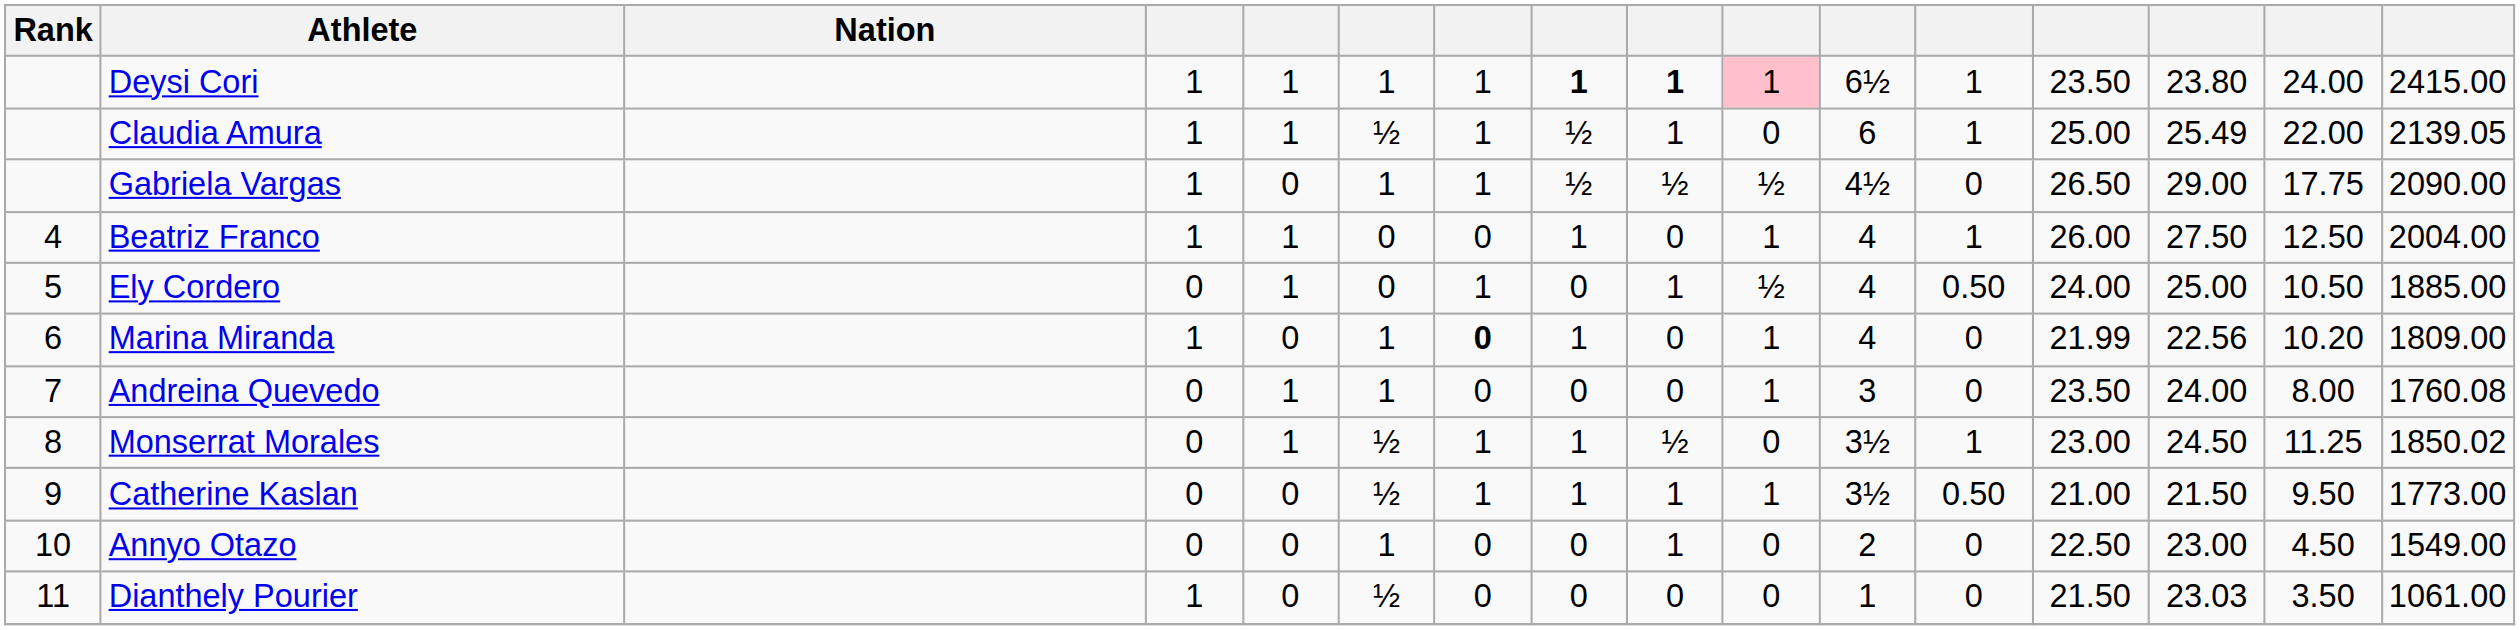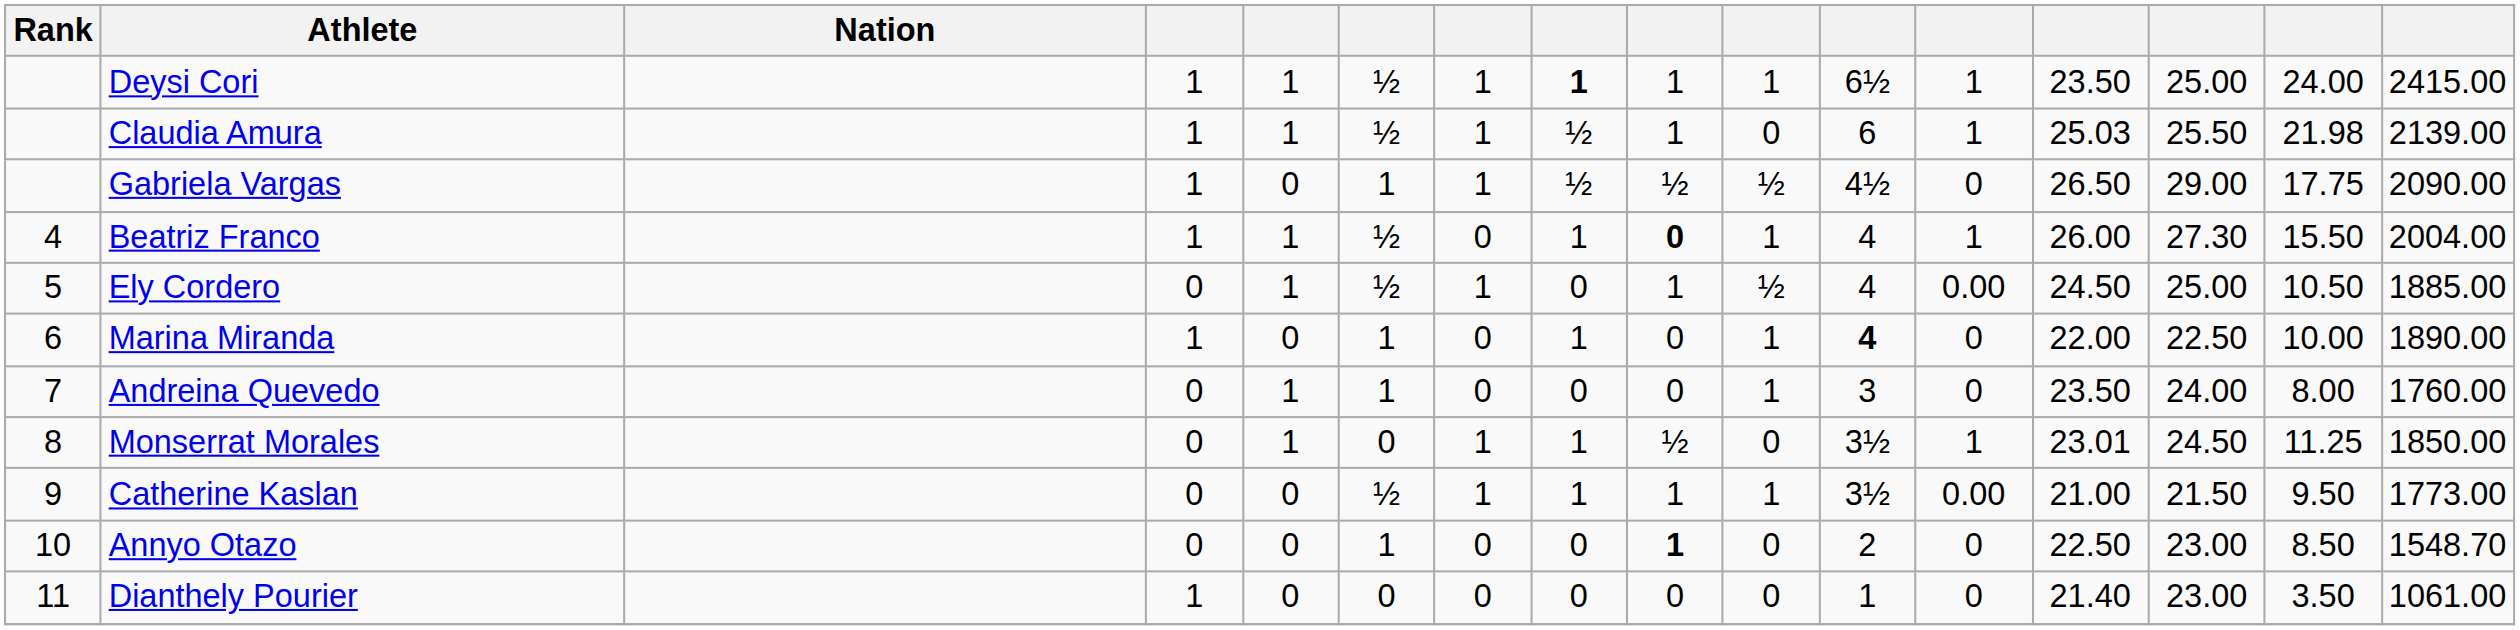(1387, 81) 1 -> (1387, 81) ½
(1675, 81) bold -> (1675, 81) normal
(1771, 81) pink background -> (1771, 81) no background
(2207, 81) 23.80 -> (2207, 81) 25.00
(2090, 133) 25.00 -> (2090, 133) 25.03
(2207, 133) 25.49 -> (2207, 133) 25.50
(2323, 133) 22.00 -> (2323, 133) 21.98
(2448, 133) 2139.05 -> (2448, 133) 2139.00
(1387, 236) 0 -> (1387, 236) ½
(1675, 236) normal -> (1675, 236) bold
(2207, 236) 27.50 -> (2207, 236) 27.30
(2323, 236) 12.50 -> (2323, 236) 15.50
(1387, 287) 0 -> (1387, 287) ½
(1974, 287) 0.50 -> (1974, 287) 0.00
(2090, 287) 24.00 -> (2090, 287) 24.50
(1483, 339) bold -> (1483, 339) normal
(1867, 339) normal -> (1867, 339) bold
(2090, 339) 21.99 -> (2090, 339) 22.00
(2207, 339) 22.56 -> (2207, 339) 22.50
(2323, 339) 10.20 -> (2323, 339) 10.00
(2448, 339) 1809.00 -> (2448, 339) 1890.00
(2448, 390) 1760.08 -> (2448, 390) 1760.00
(1387, 442) ½ -> (1387, 442) 0
(2090, 442) 23.00 -> (2090, 442) 23.01
(2448, 442) 1850.02 -> (2448, 442) 1850.00
(1974, 493) 0.50 -> (1974, 493) 0.00
(1675, 545) normal -> (1675, 545) bold
(2323, 545) 4.50 -> (2323, 545) 8.50
(2448, 545) 1549.00 -> (2448, 545) 1548.70
(1387, 596) ½ -> (1387, 596) 0
(2090, 596) 21.50 -> (2090, 596) 21.40
(2207, 596) 23.03 -> (2207, 596) 23.00
